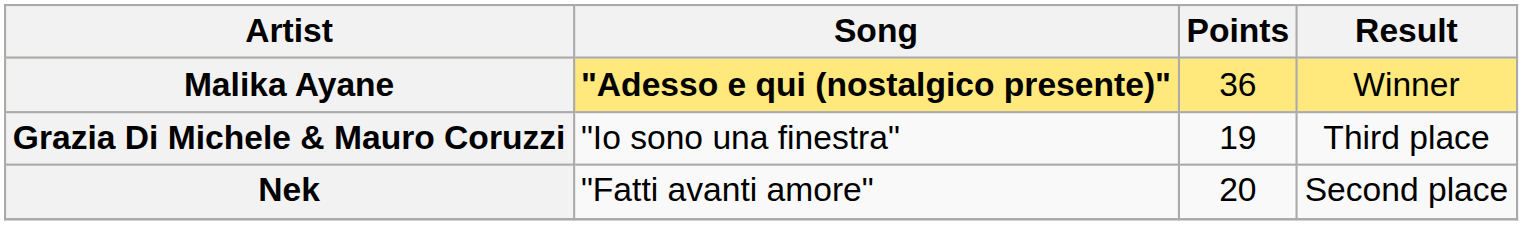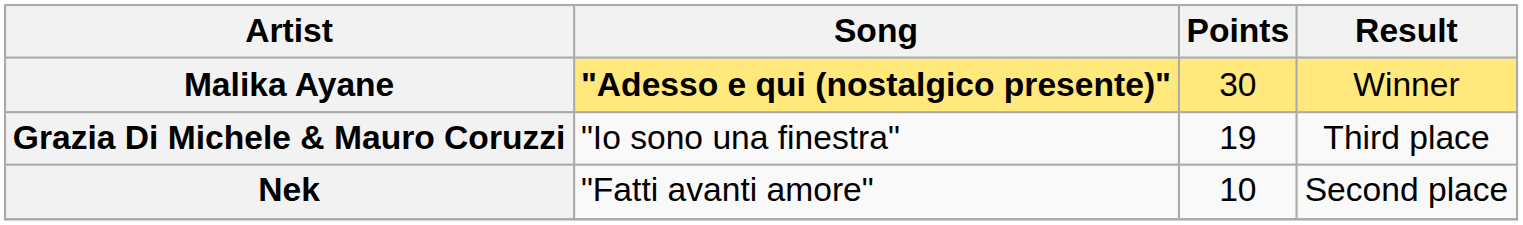(1238, 84) 36 -> (1238, 84) 30
(1238, 191) 20 -> (1238, 191) 10
